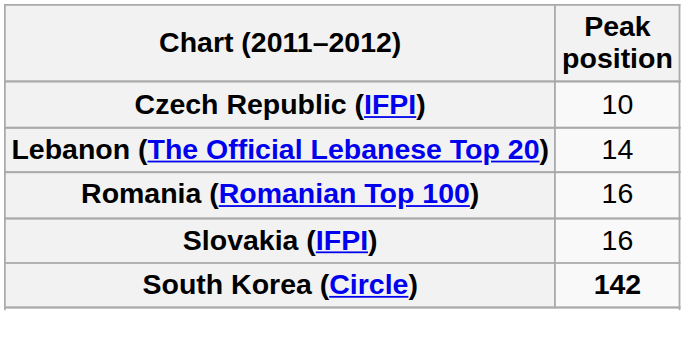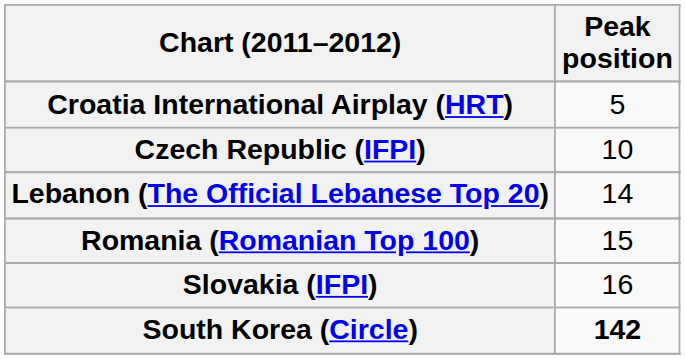+ row: (280, 104)
(617, 194) 16 -> (617, 239) 15
